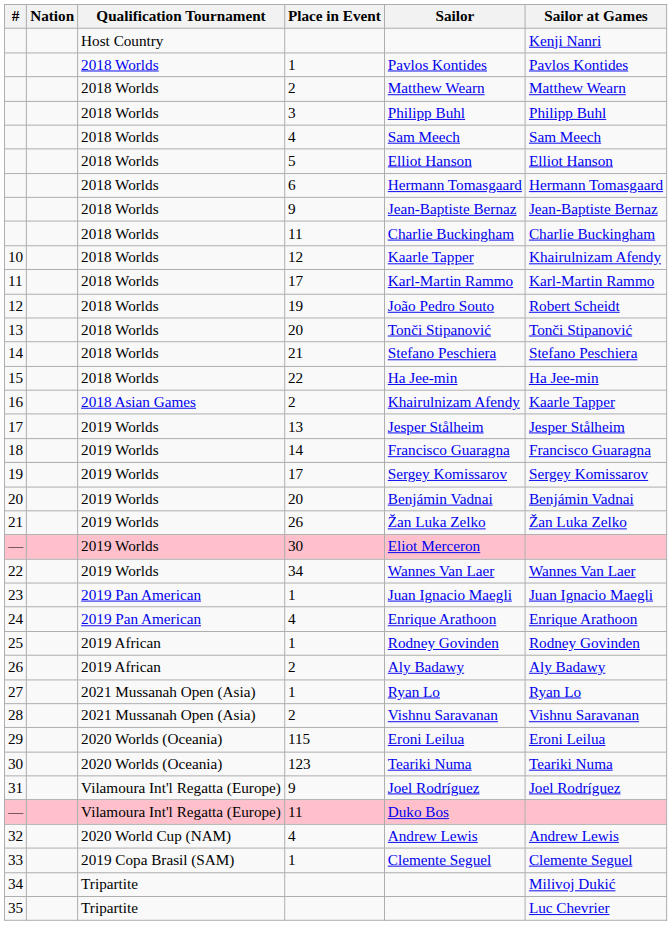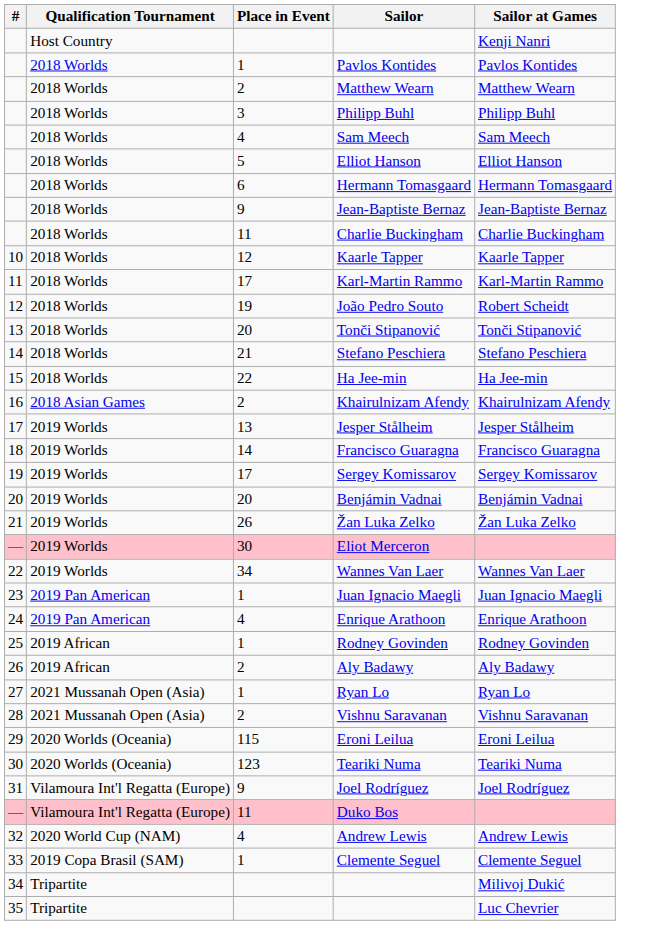- column: (52, 16)
(595, 257) Khairulnizam Afendy -> (521, 257) Kaarle Tapper
(572, 402) Kaarle Tapper -> (544, 402) Khairulnizam Afendy
